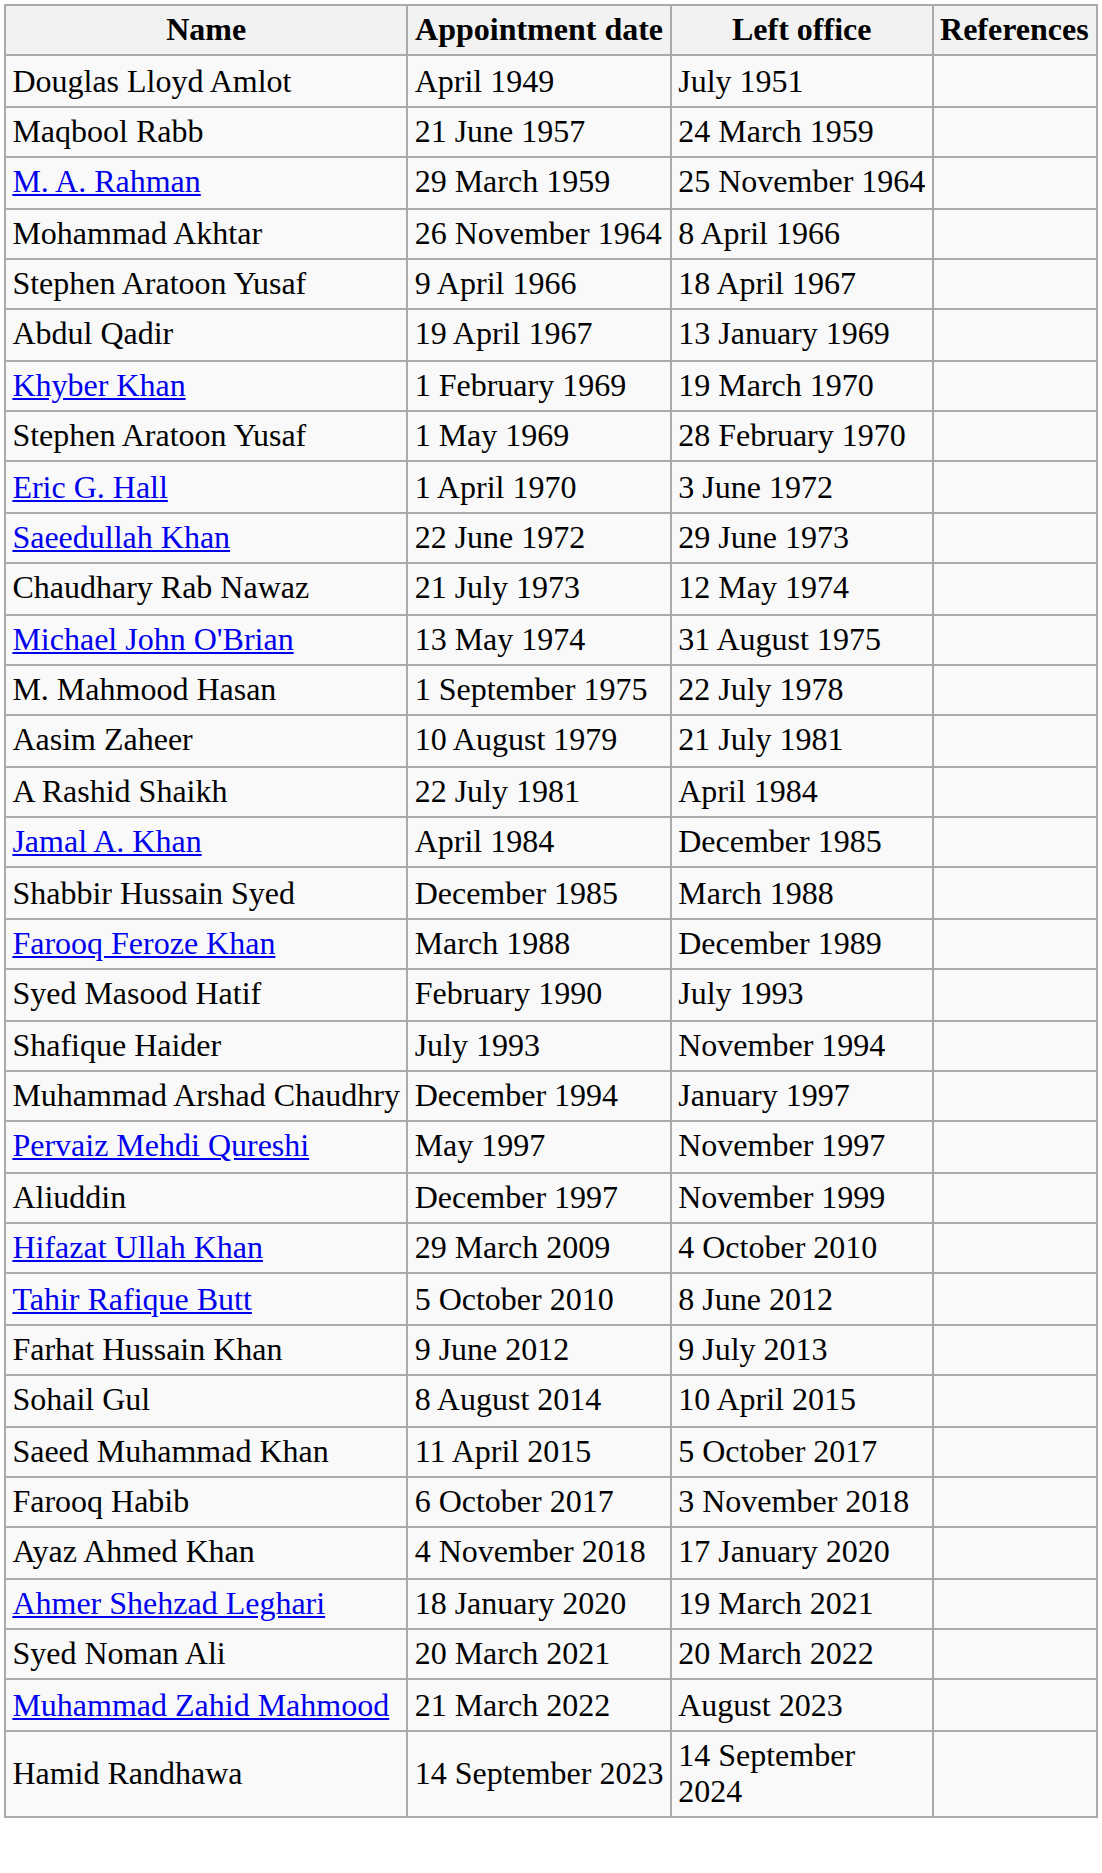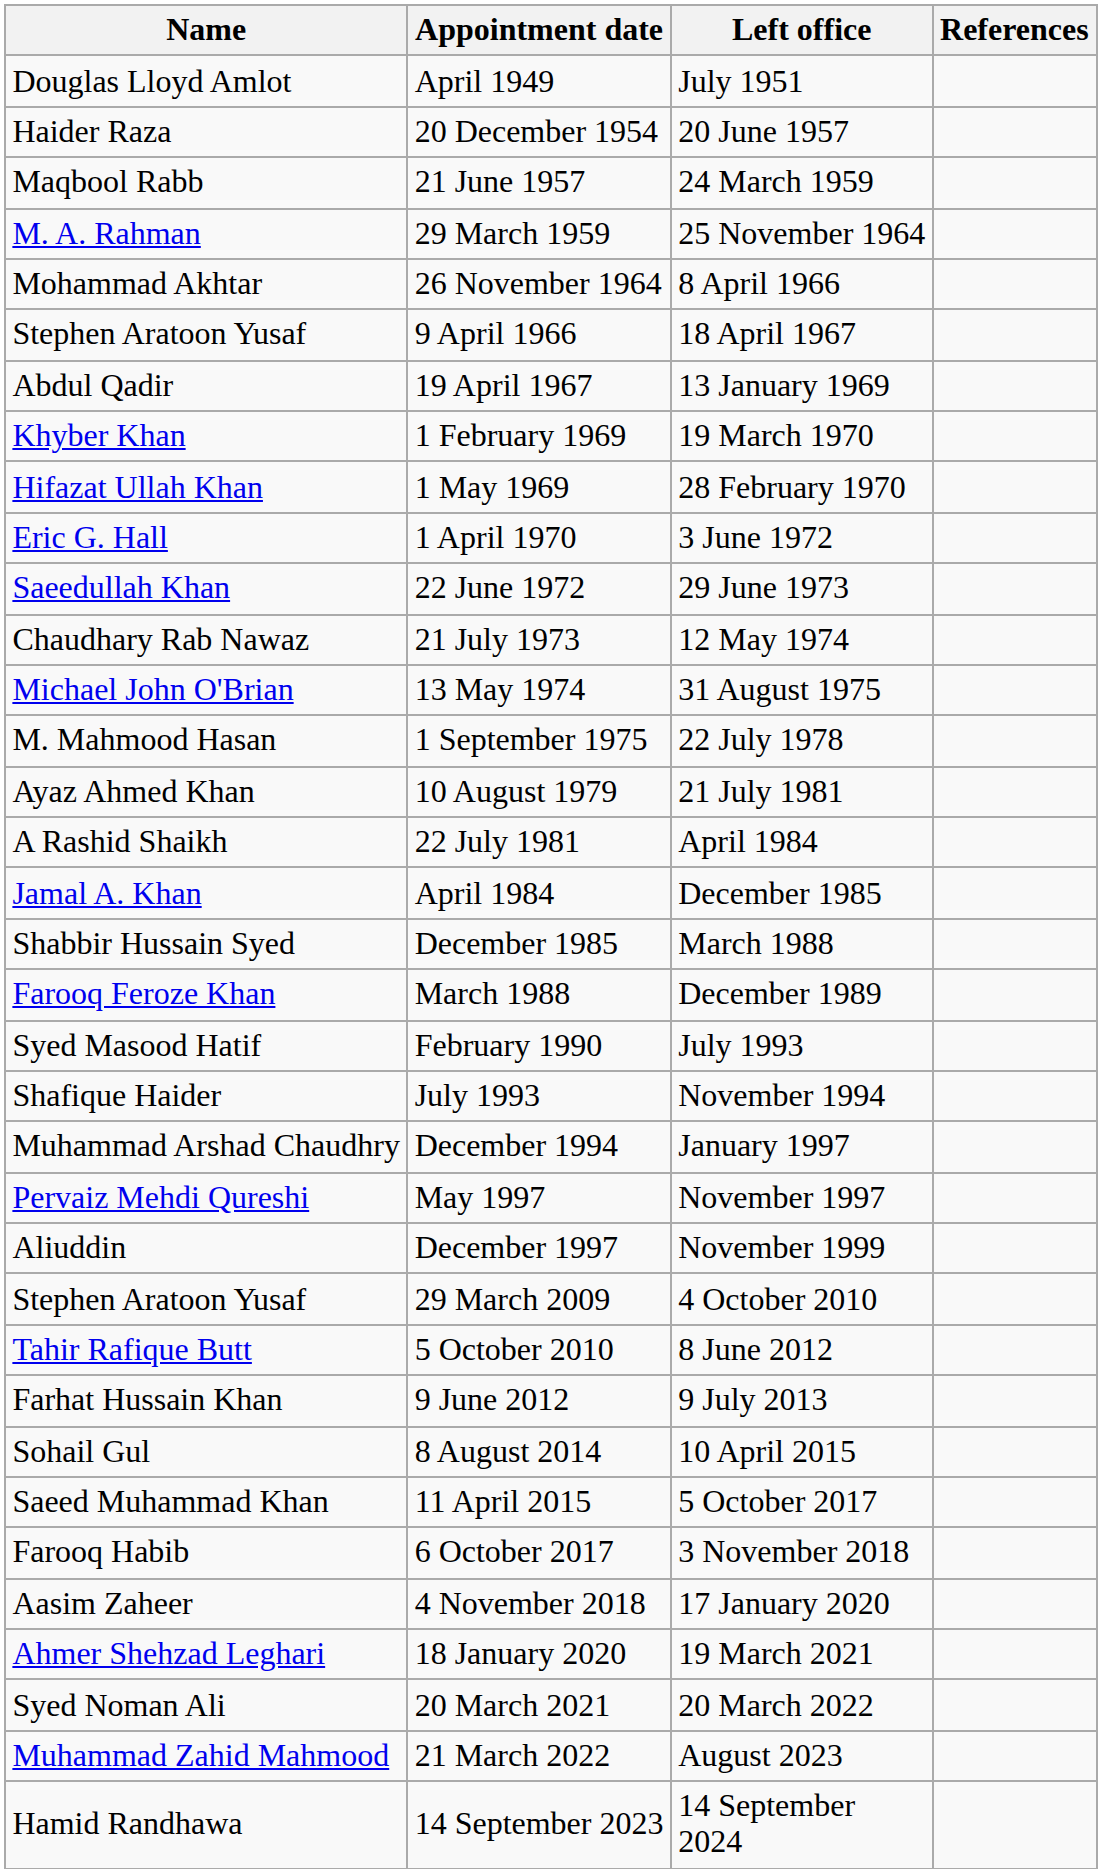+ row: (536, 131)
(159, 435) Stephen Aratoon Yusaf -> (138, 486) Hifazat Ullah Khan
(103, 740) Aasim Zaheer -> (134, 791) Ayaz Ahmed Khan
(138, 1247) Hifazat Ullah Khan -> (159, 1298) Stephen Aratoon Yusaf
(134, 1552) Ayaz Ahmed Khan -> (103, 1603) Aasim Zaheer
